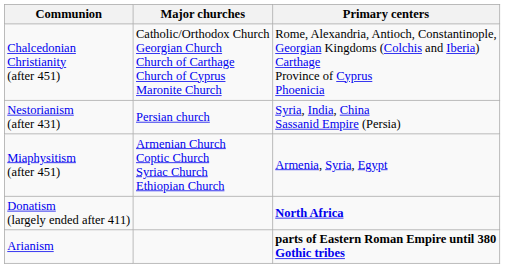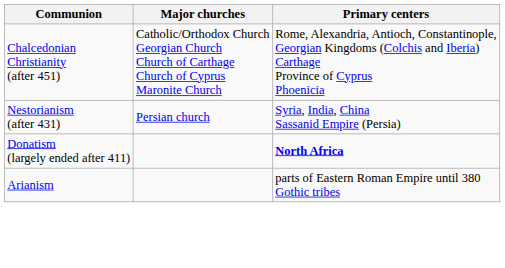- row: (42, 165)
(386, 246) bold -> (378, 184) normal
